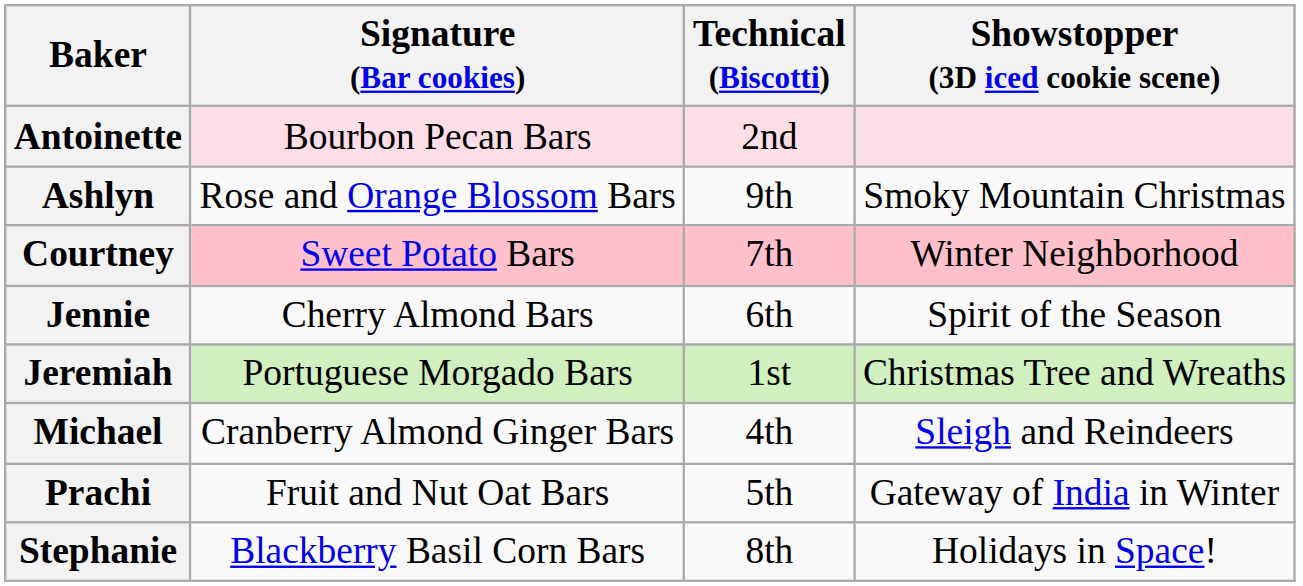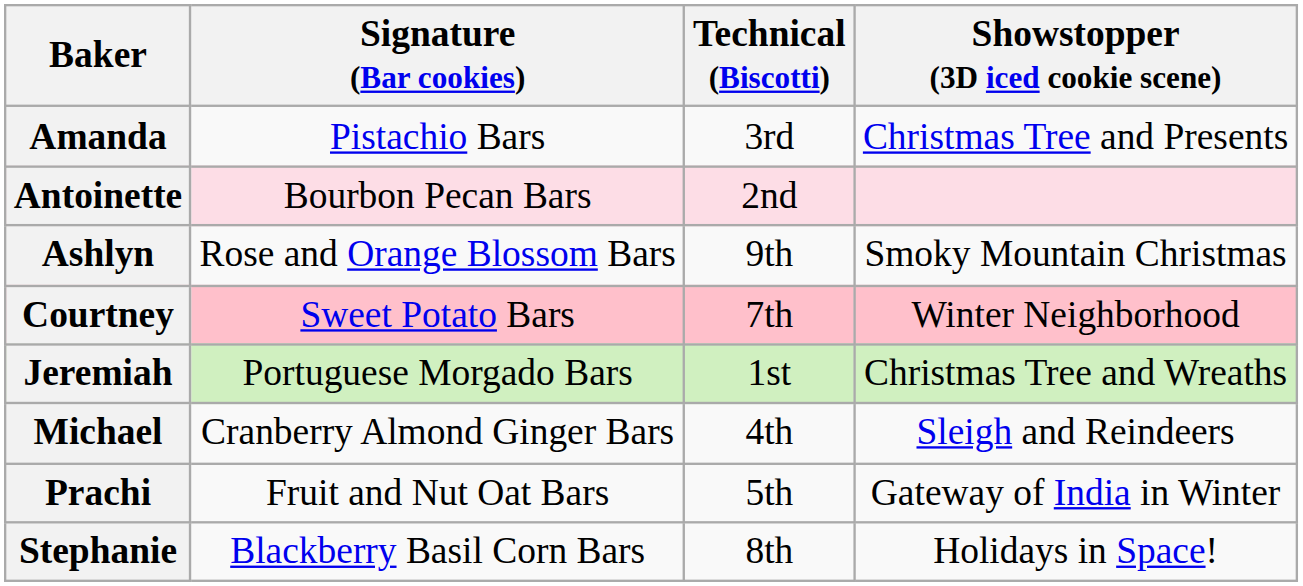+ row: (98, 135)
- row: (98, 313)
